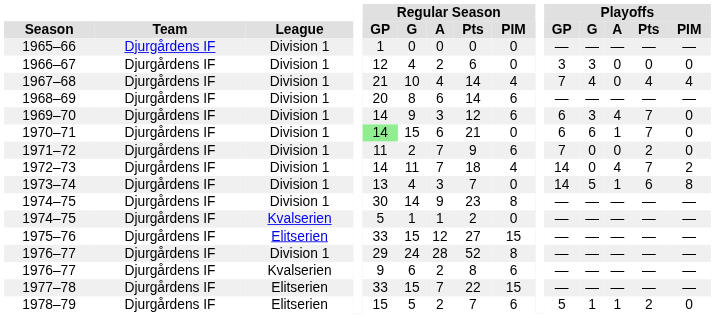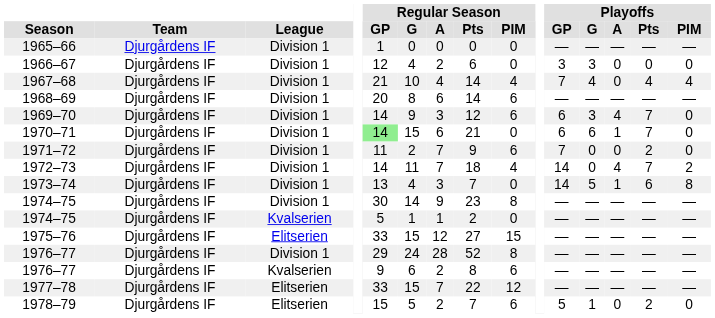(513, 287) 15 -> (513, 287) 12
(617, 305) 1 -> (617, 305) 0
